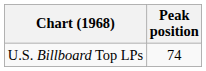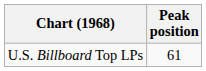(174, 54) 74 -> (174, 54) 61
